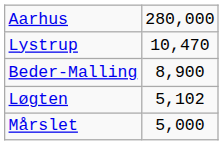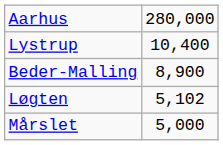(180, 46) 10,470 -> (180, 46) 10,400
